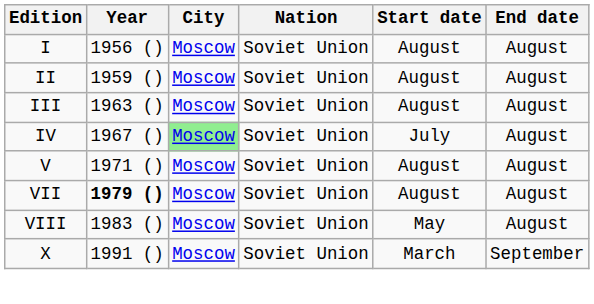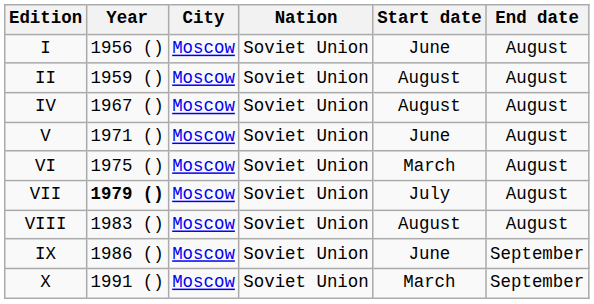(429, 48) August -> (429, 48) June
- row: (46, 107)
(204, 136) lightgreen background -> (204, 107) no background
(429, 136) July -> (429, 107) August
(429, 166) August -> (429, 136) June
+ row: (46, 166)
(429, 195) August -> (429, 195) July
(429, 224) May -> (429, 224) August
+ row: (46, 253)
